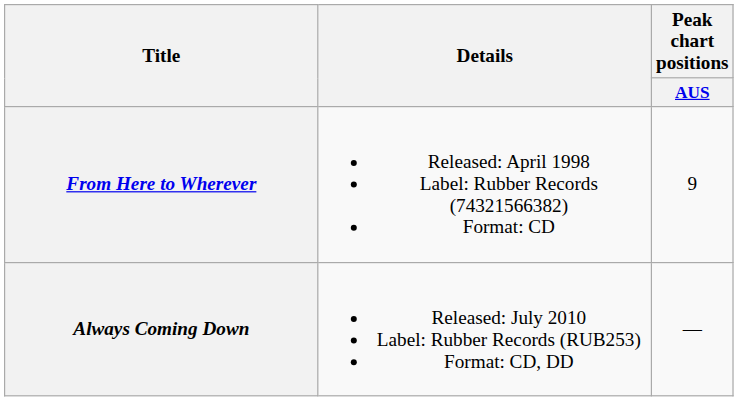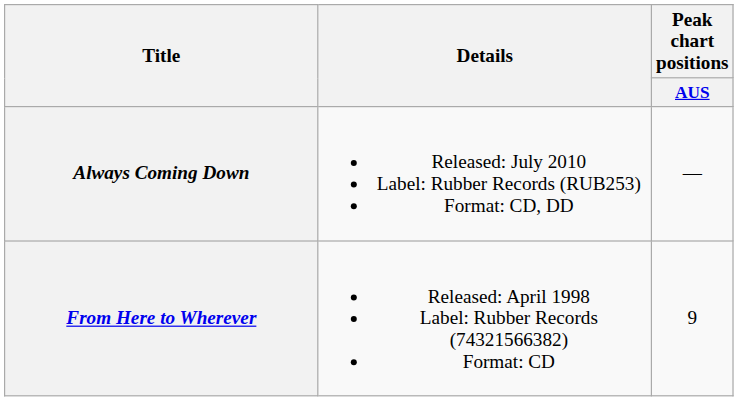rows swapped: (161, 184) <-> (161, 328)
